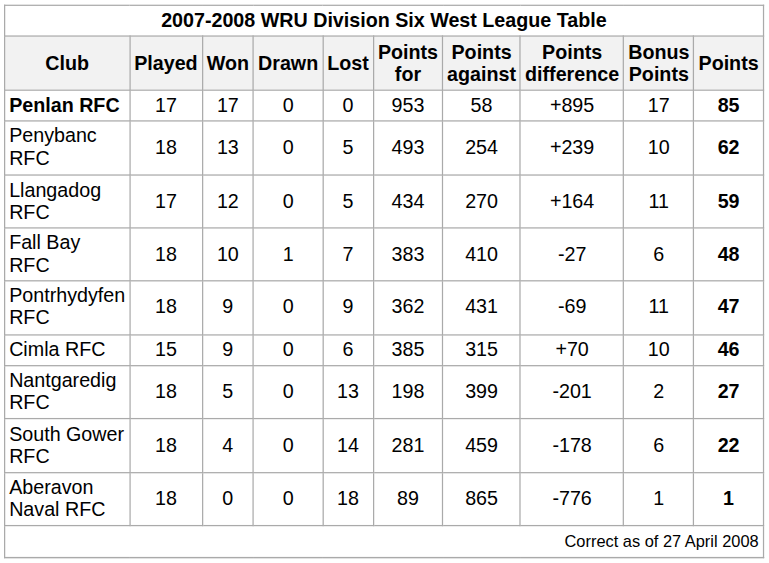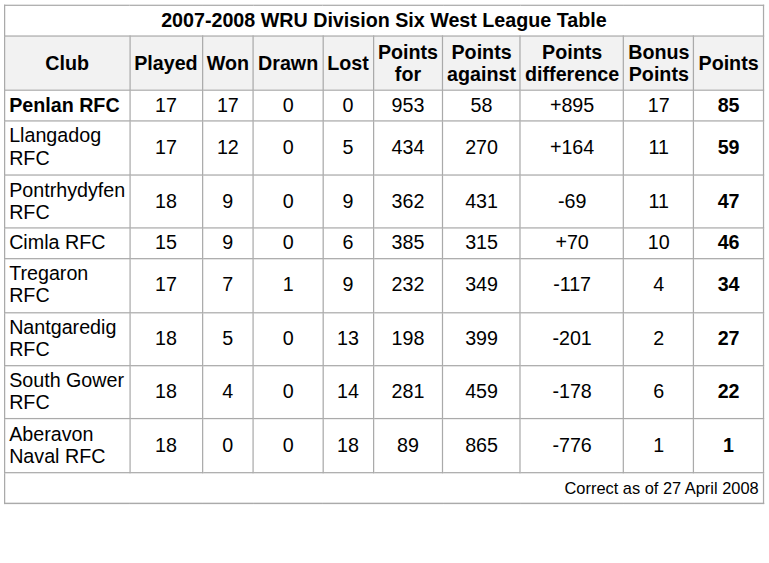- row: (53, 147)
- row: (45, 254)
+ row: (49, 285)
